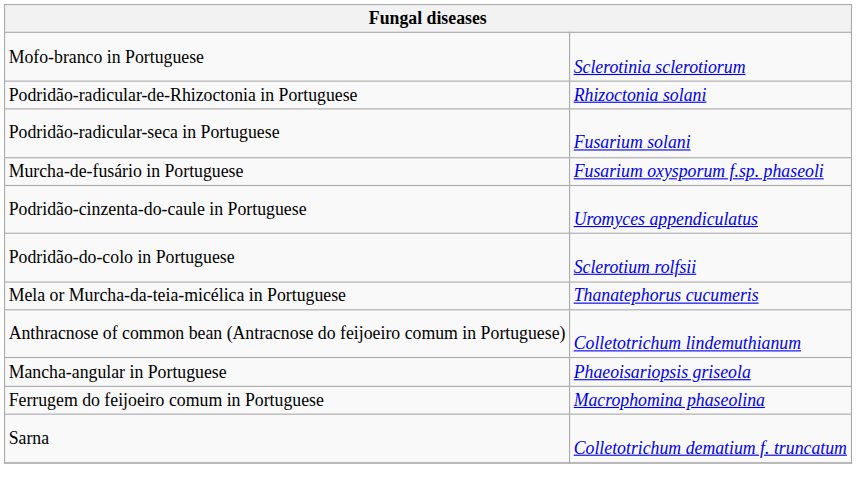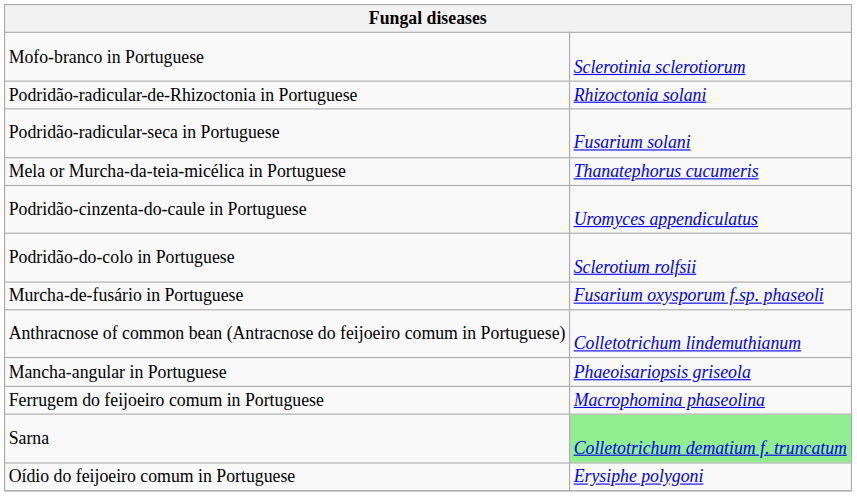rows swapped: (126, 171) <-> (177, 295)
(710, 448) no background -> (710, 448) lightgreen background
+ row: (152, 476)
